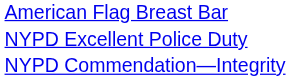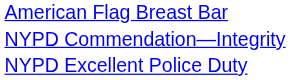rows swapped: (145, 66) <-> (126, 39)
